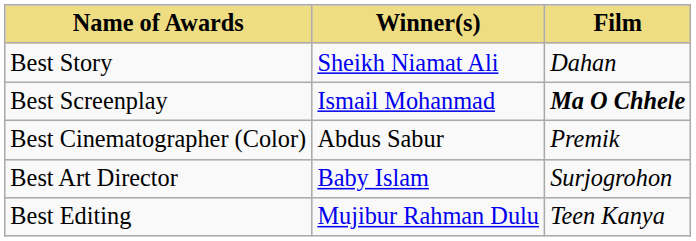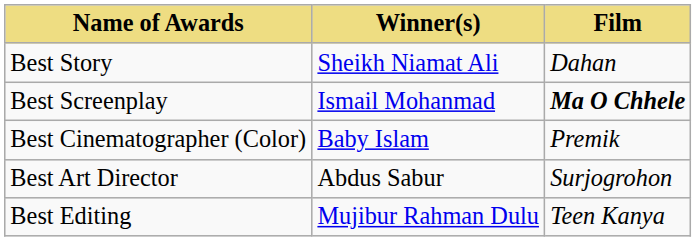(381, 139) Abdus Sabur -> (373, 139) Baby Islam
(373, 178) Baby Islam -> (381, 178) Abdus Sabur
